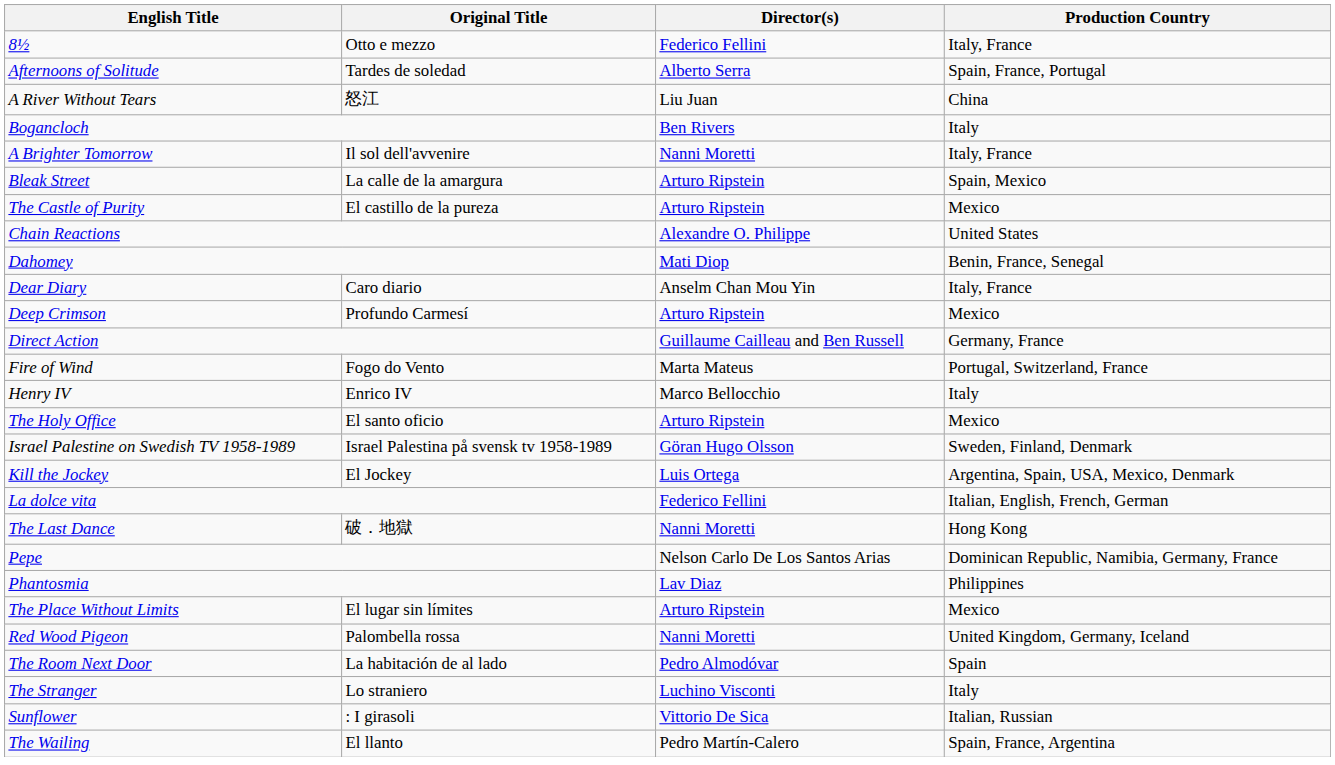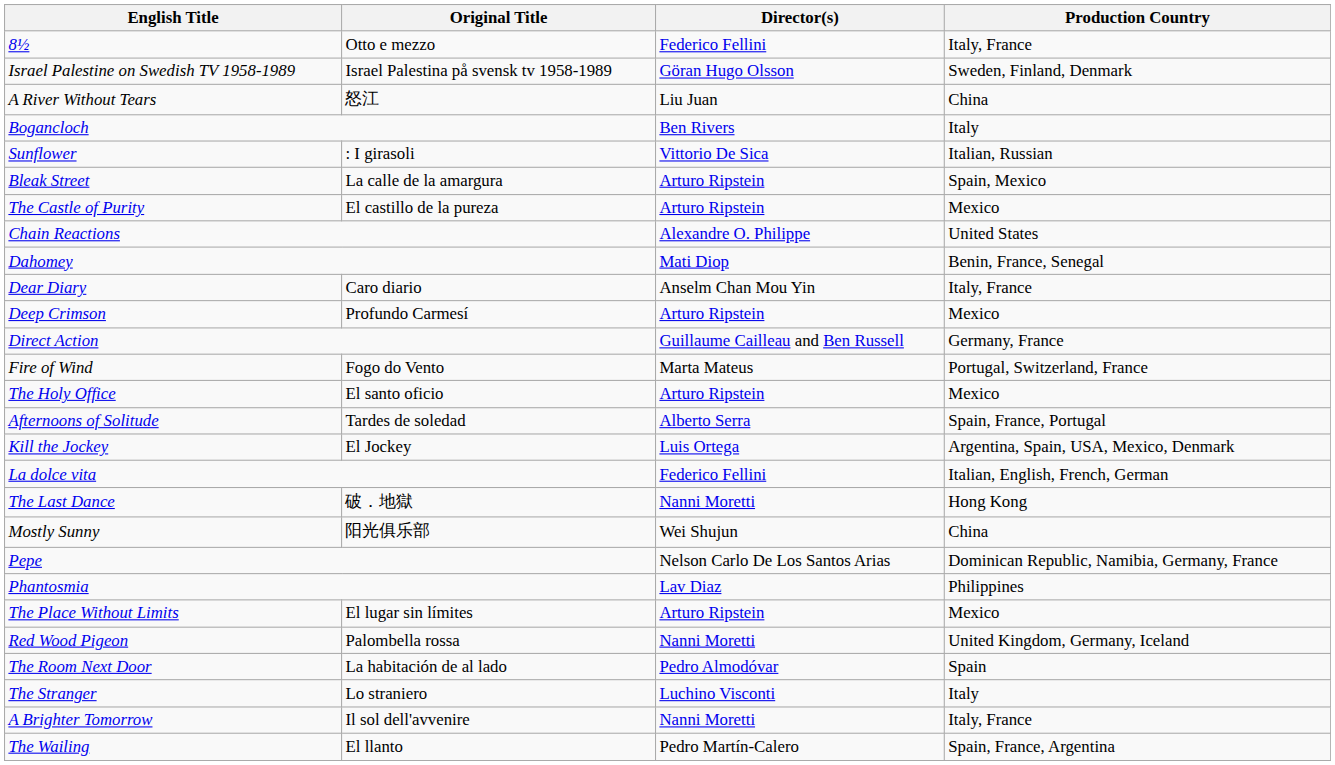rows swapped: (84, 71) <-> (152, 447)
rows swapped: (80, 154) <-> (42, 716)
- row: (39, 393)
+ row: (54, 531)
